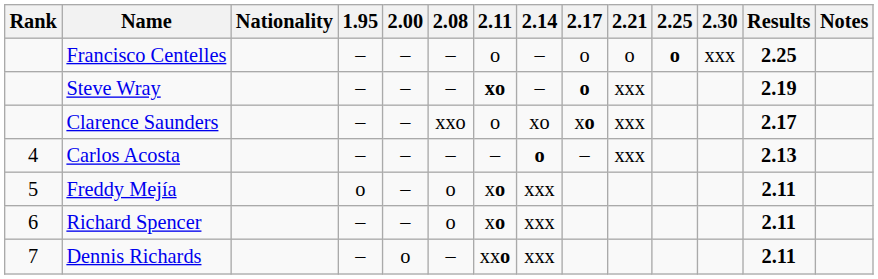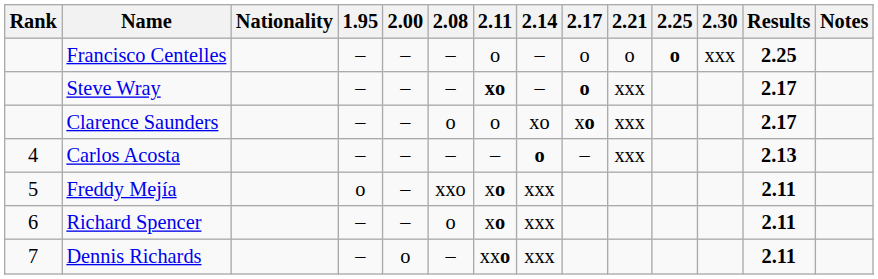(779, 88) 2.19 -> (779, 88) 2.17
(450, 122) xxo -> (450, 122) o
(450, 189) o -> (450, 189) xxo
